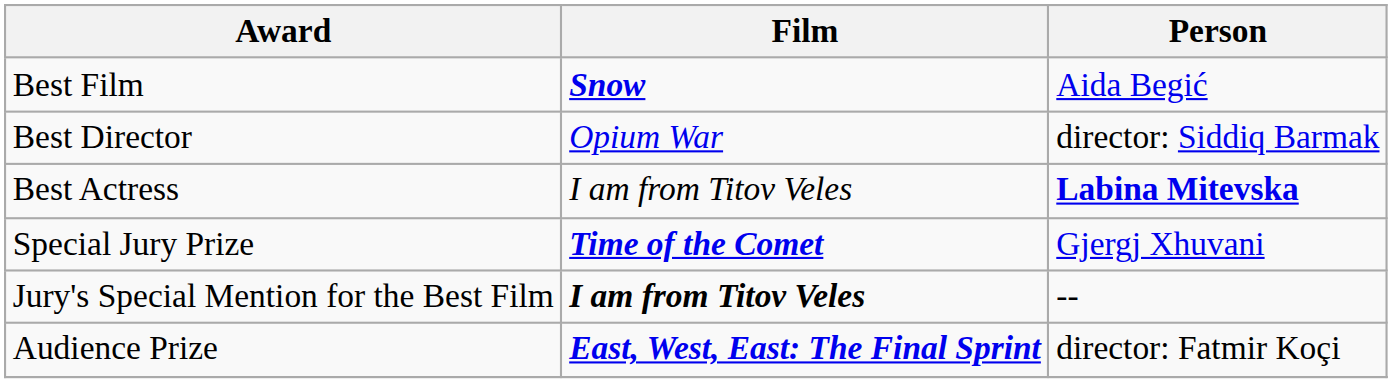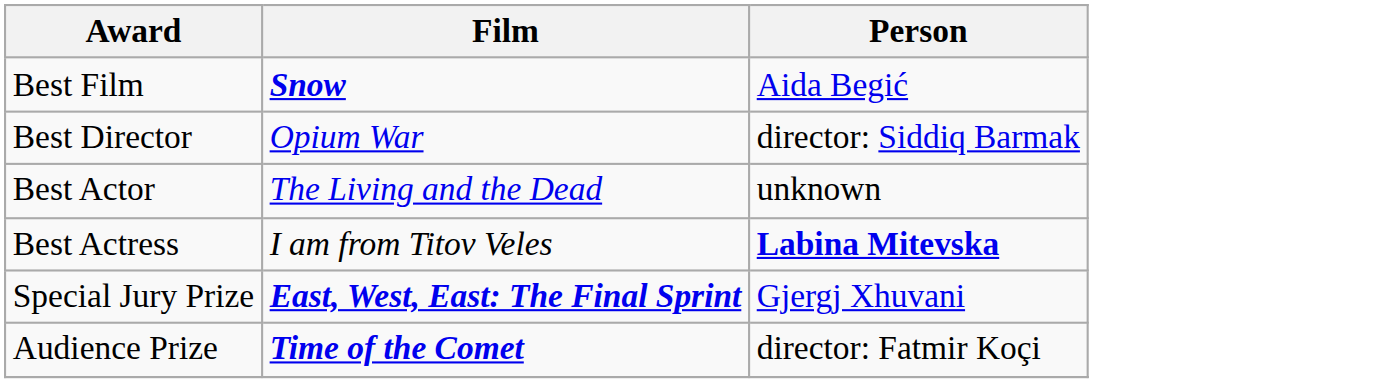+ row: (84, 190)
(696, 243) Time of the Comet -> (505, 296) East, West, East: The Final Sprint
- row: (283, 296)
(805, 349) East, West, East: The Final Sprint -> (397, 349) Time of the Comet
